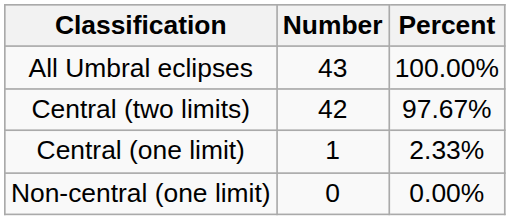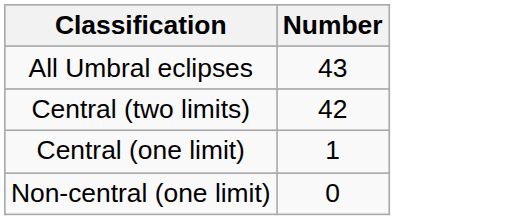- column: (447, 25)
